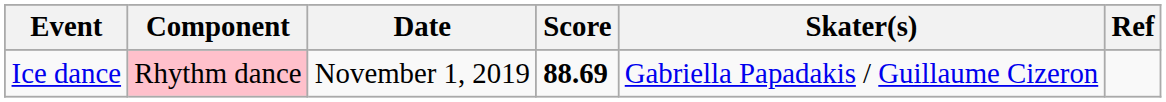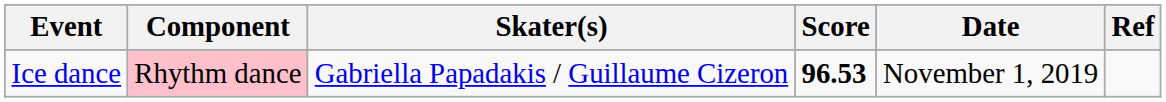columns swapped: (861, 27) <-> (422, 27)
(576, 73) 88.69 -> (834, 73) 96.53
